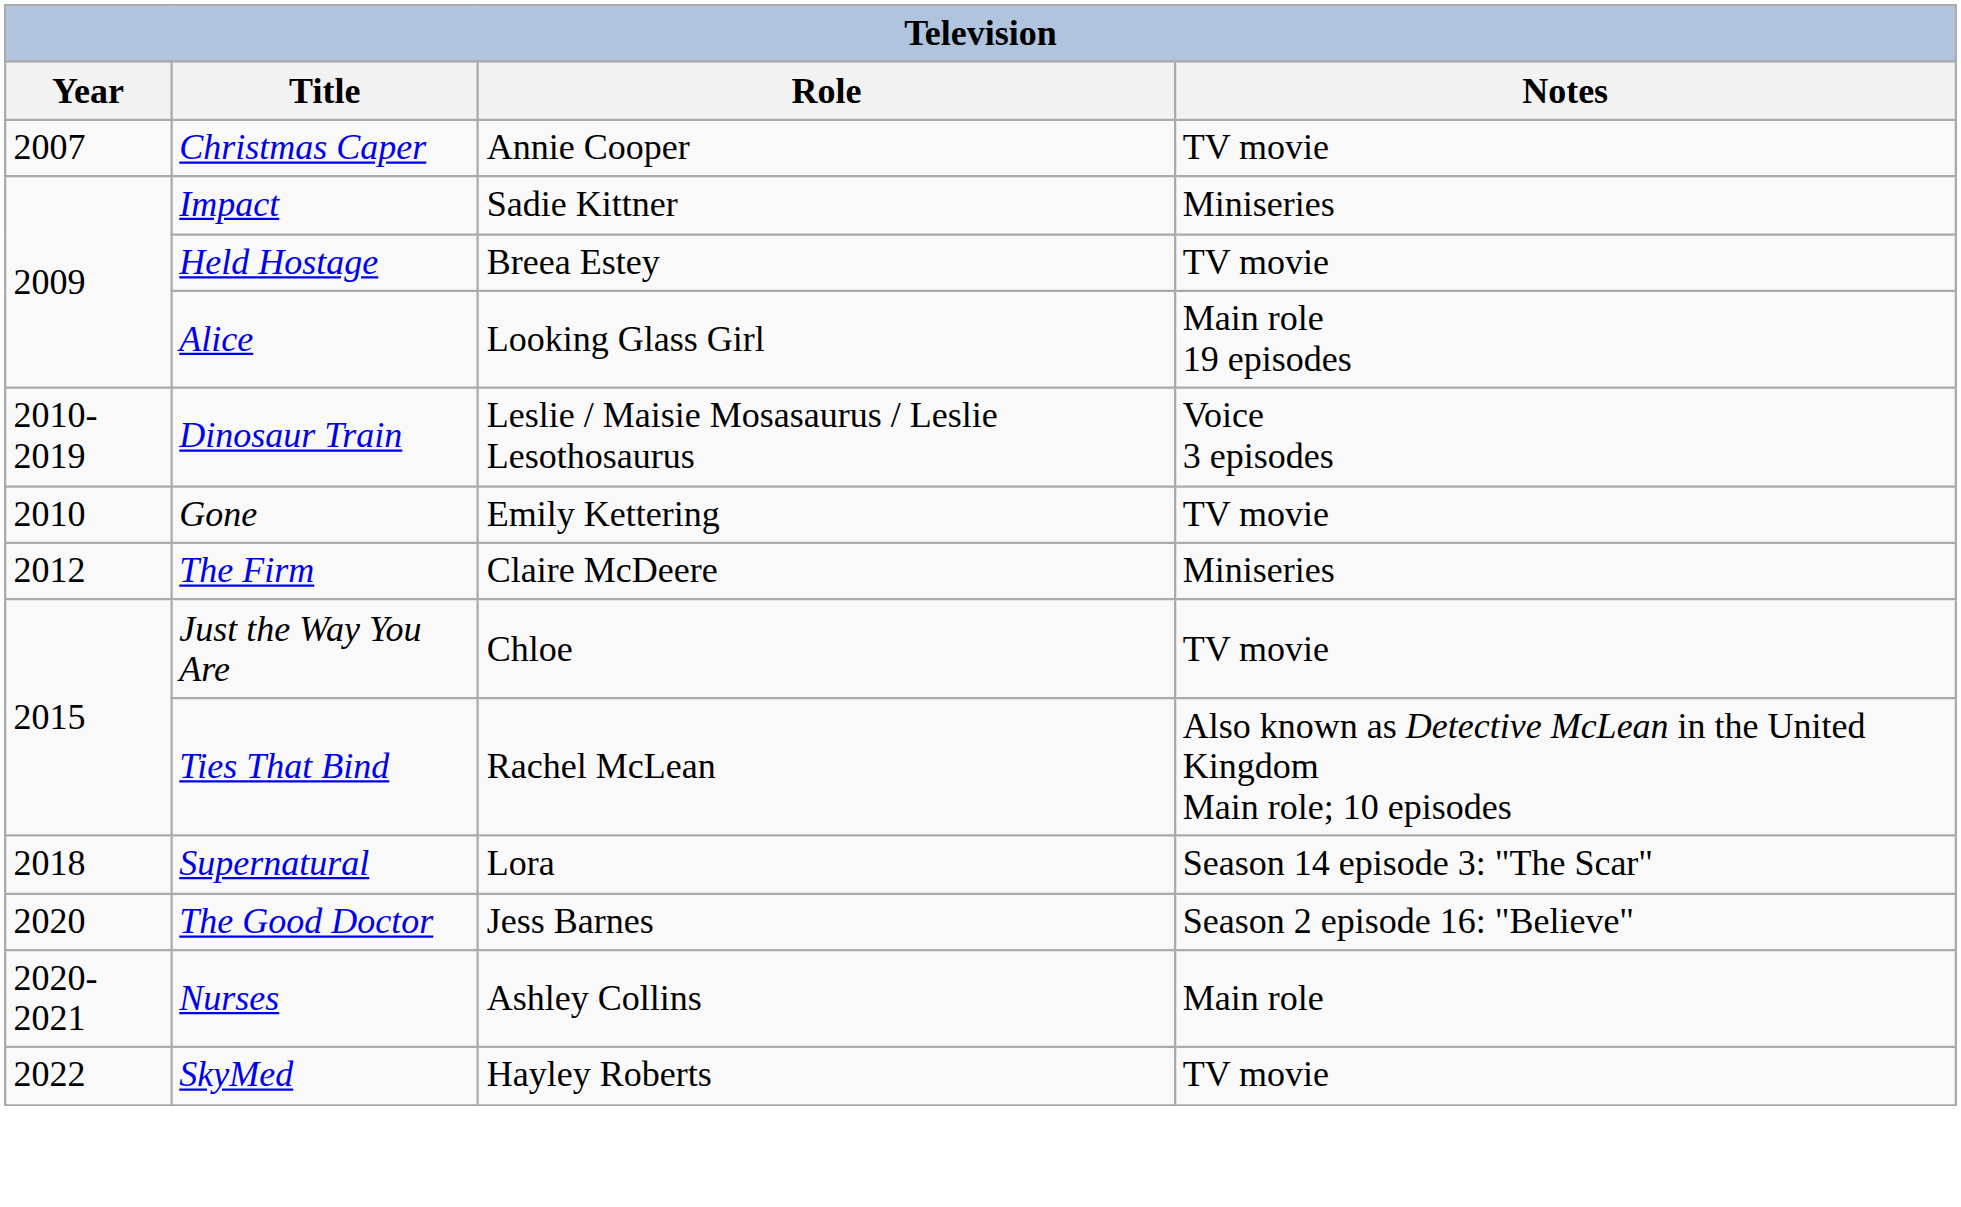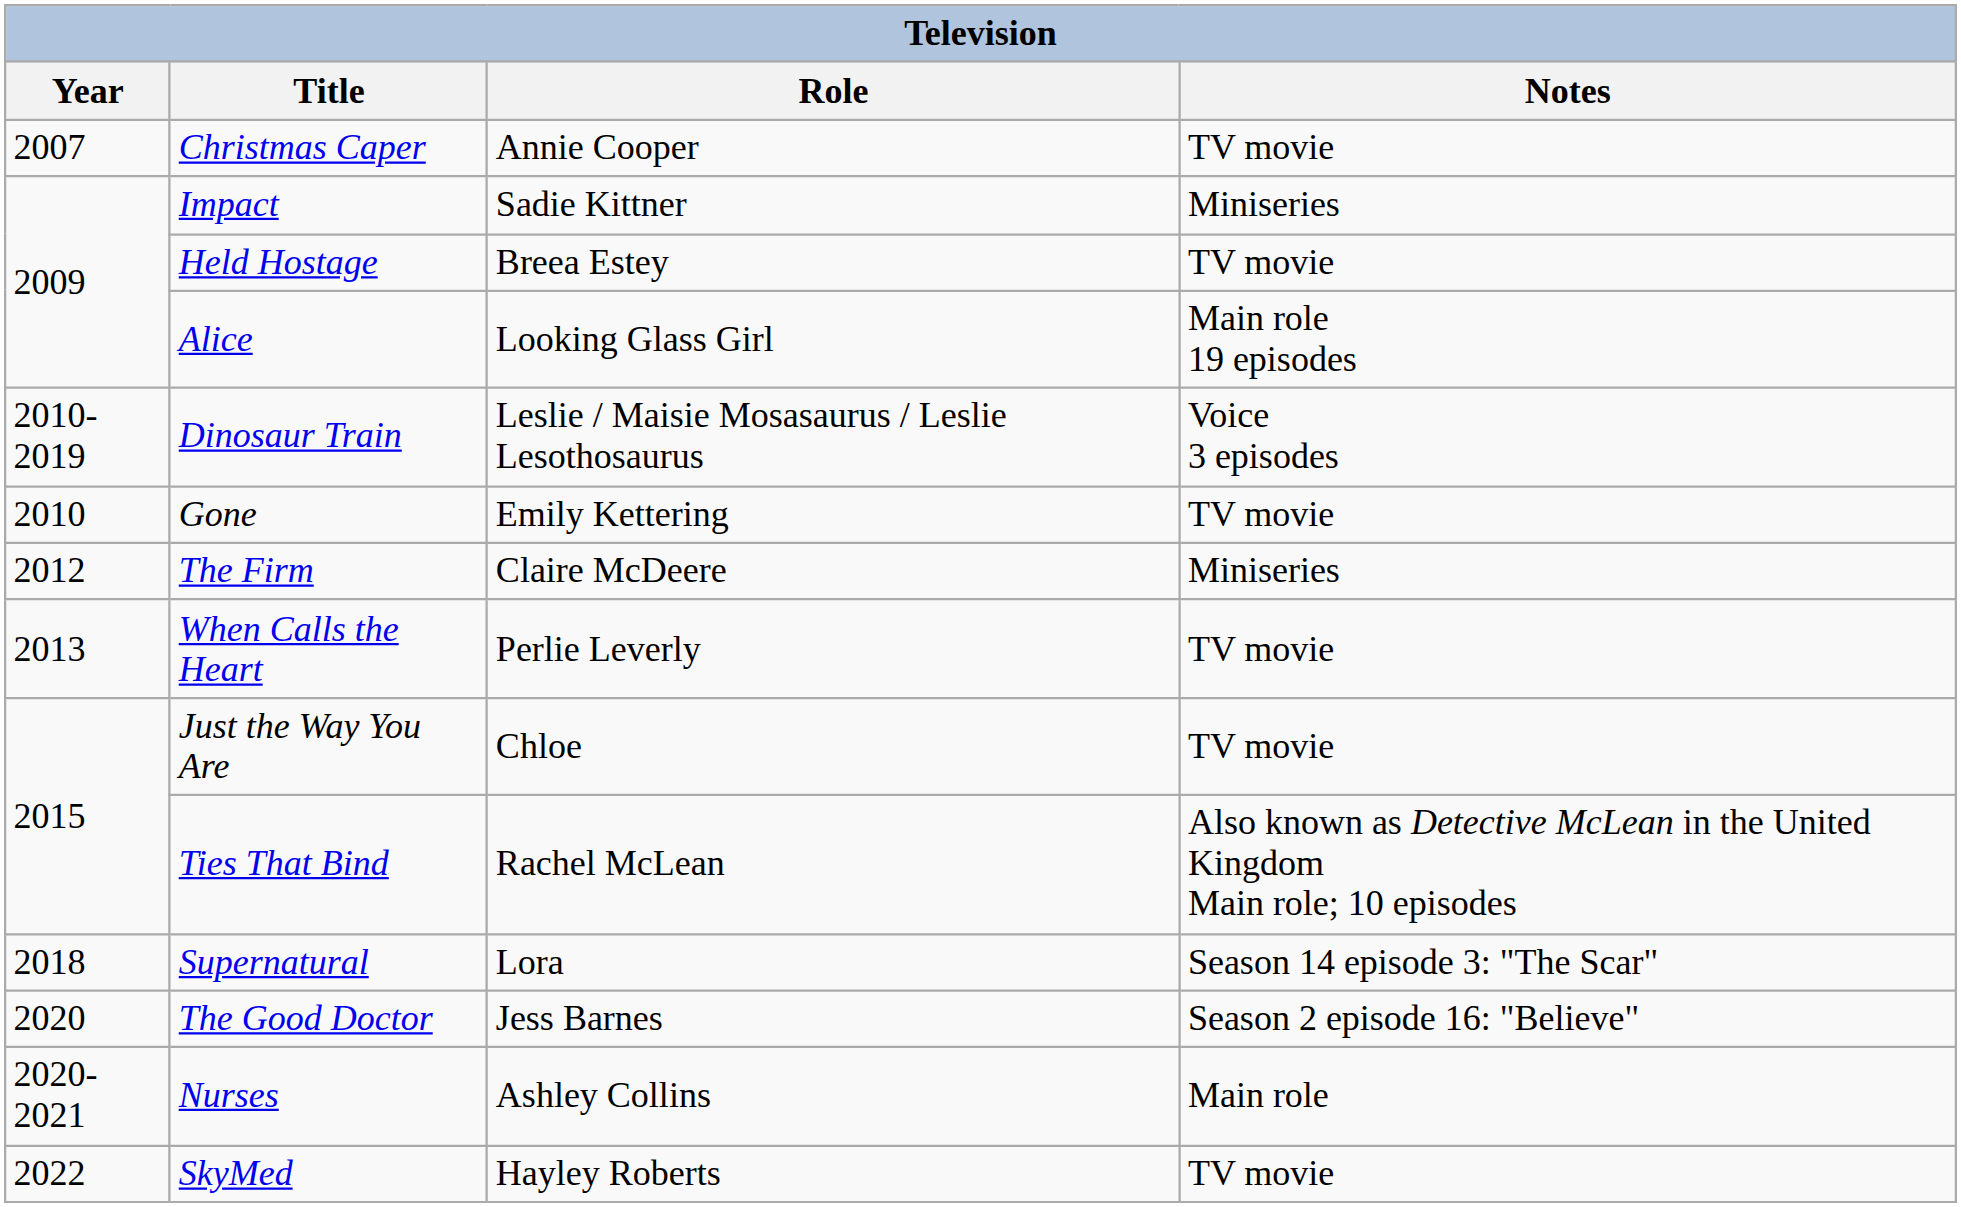+ row: (289, 648)
